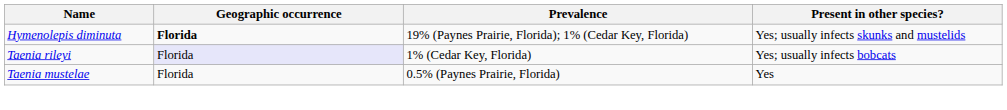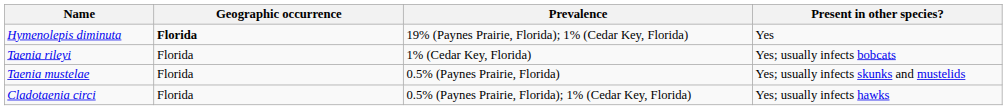(860, 34) Yes; usually infects skunks and mustelids -> (765, 34) Yes
(175, 54) lavender background -> (175, 54) no background
(765, 74) Yes -> (860, 74) Yes; usually infects skunks and mustelids
+ row: (51, 94)
